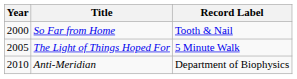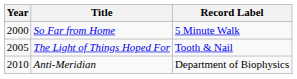(204, 30) Tooth & Nail -> (207, 30) 5 Minute Walk
(207, 47) 5 Minute Walk -> (204, 47) Tooth & Nail
